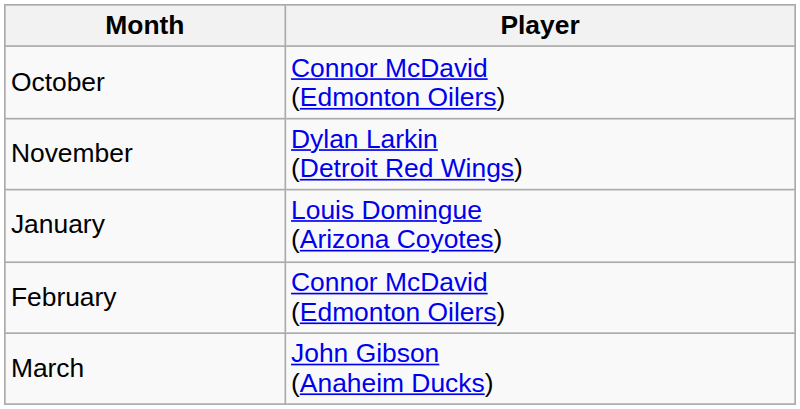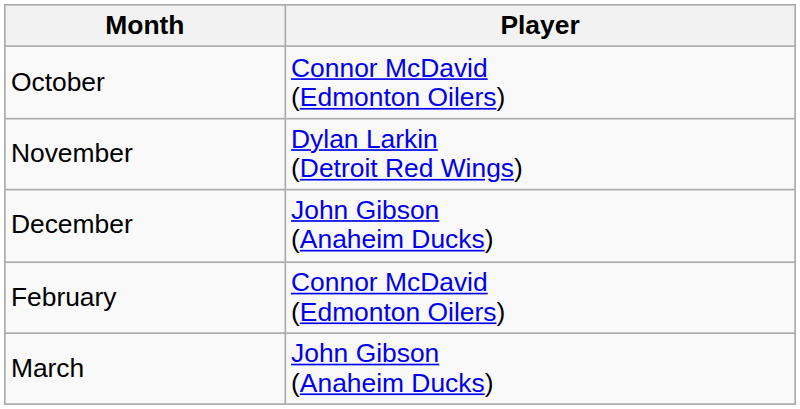+ row: (72, 225)
- row: (58, 225)
